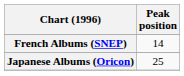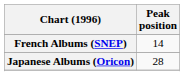(158, 61) 25 -> (158, 61) 28
